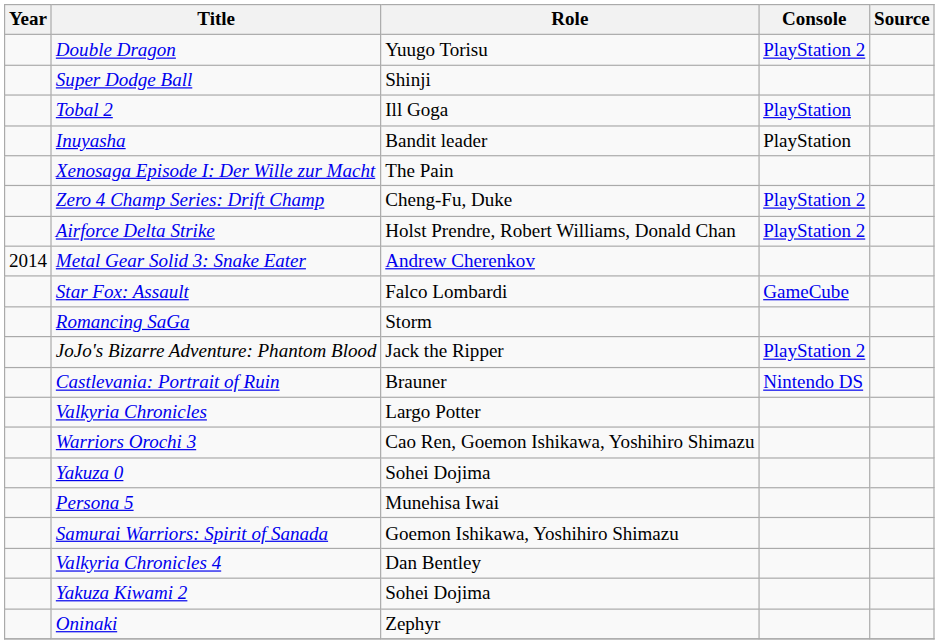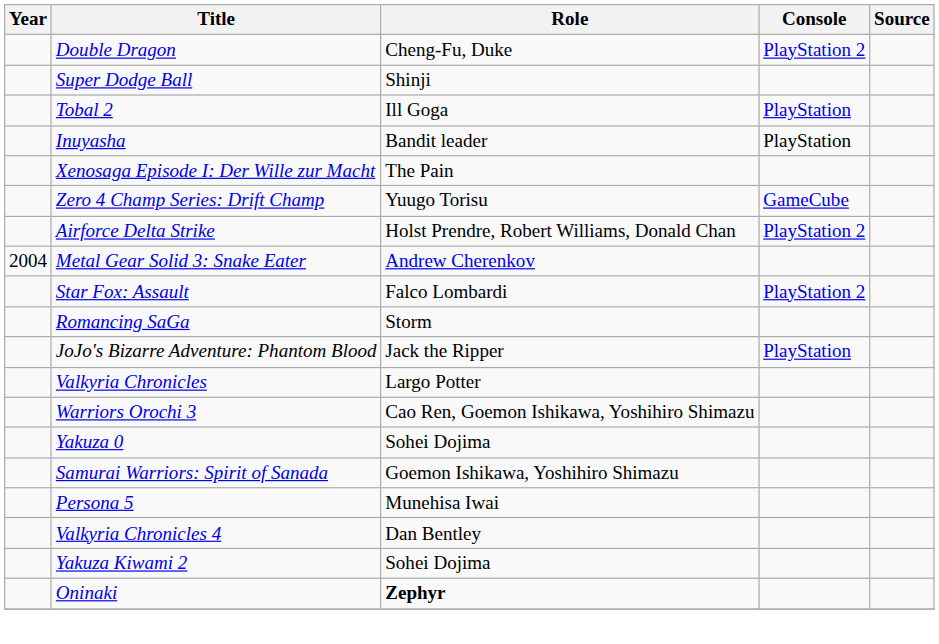(437, 49) Yuugo Torisu -> (449, 49) Cheng-Fu, Duke
(449, 200) Cheng-Fu, Duke -> (437, 200) Yuugo Torisu
(814, 200) PlayStation 2 -> (806, 200) GameCube
(28, 261) 2014 -> (28, 261) 2004
(806, 291) GameCube -> (814, 291) PlayStation 2
(814, 351) PlayStation 2 -> (807, 351) PlayStation
- row: (168, 381)
rows swapped: (95, 502) <-> (192, 532)
(413, 623) normal -> (415, 593) bold
